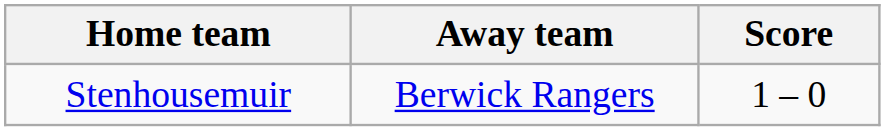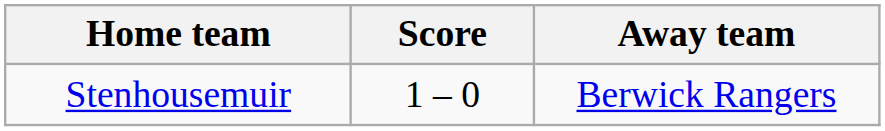columns swapped: (789, 34) <-> (525, 34)
